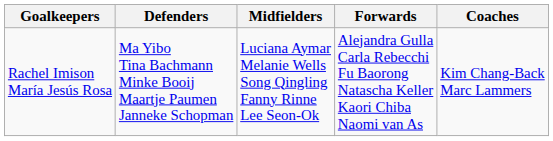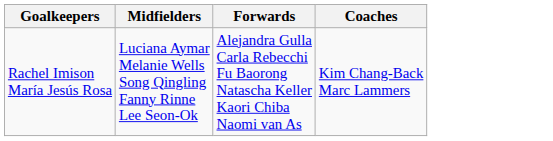- column: (176, 16)
